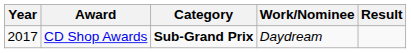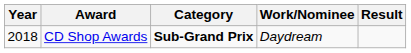(23, 36) 2017 -> (23, 36) 2018
